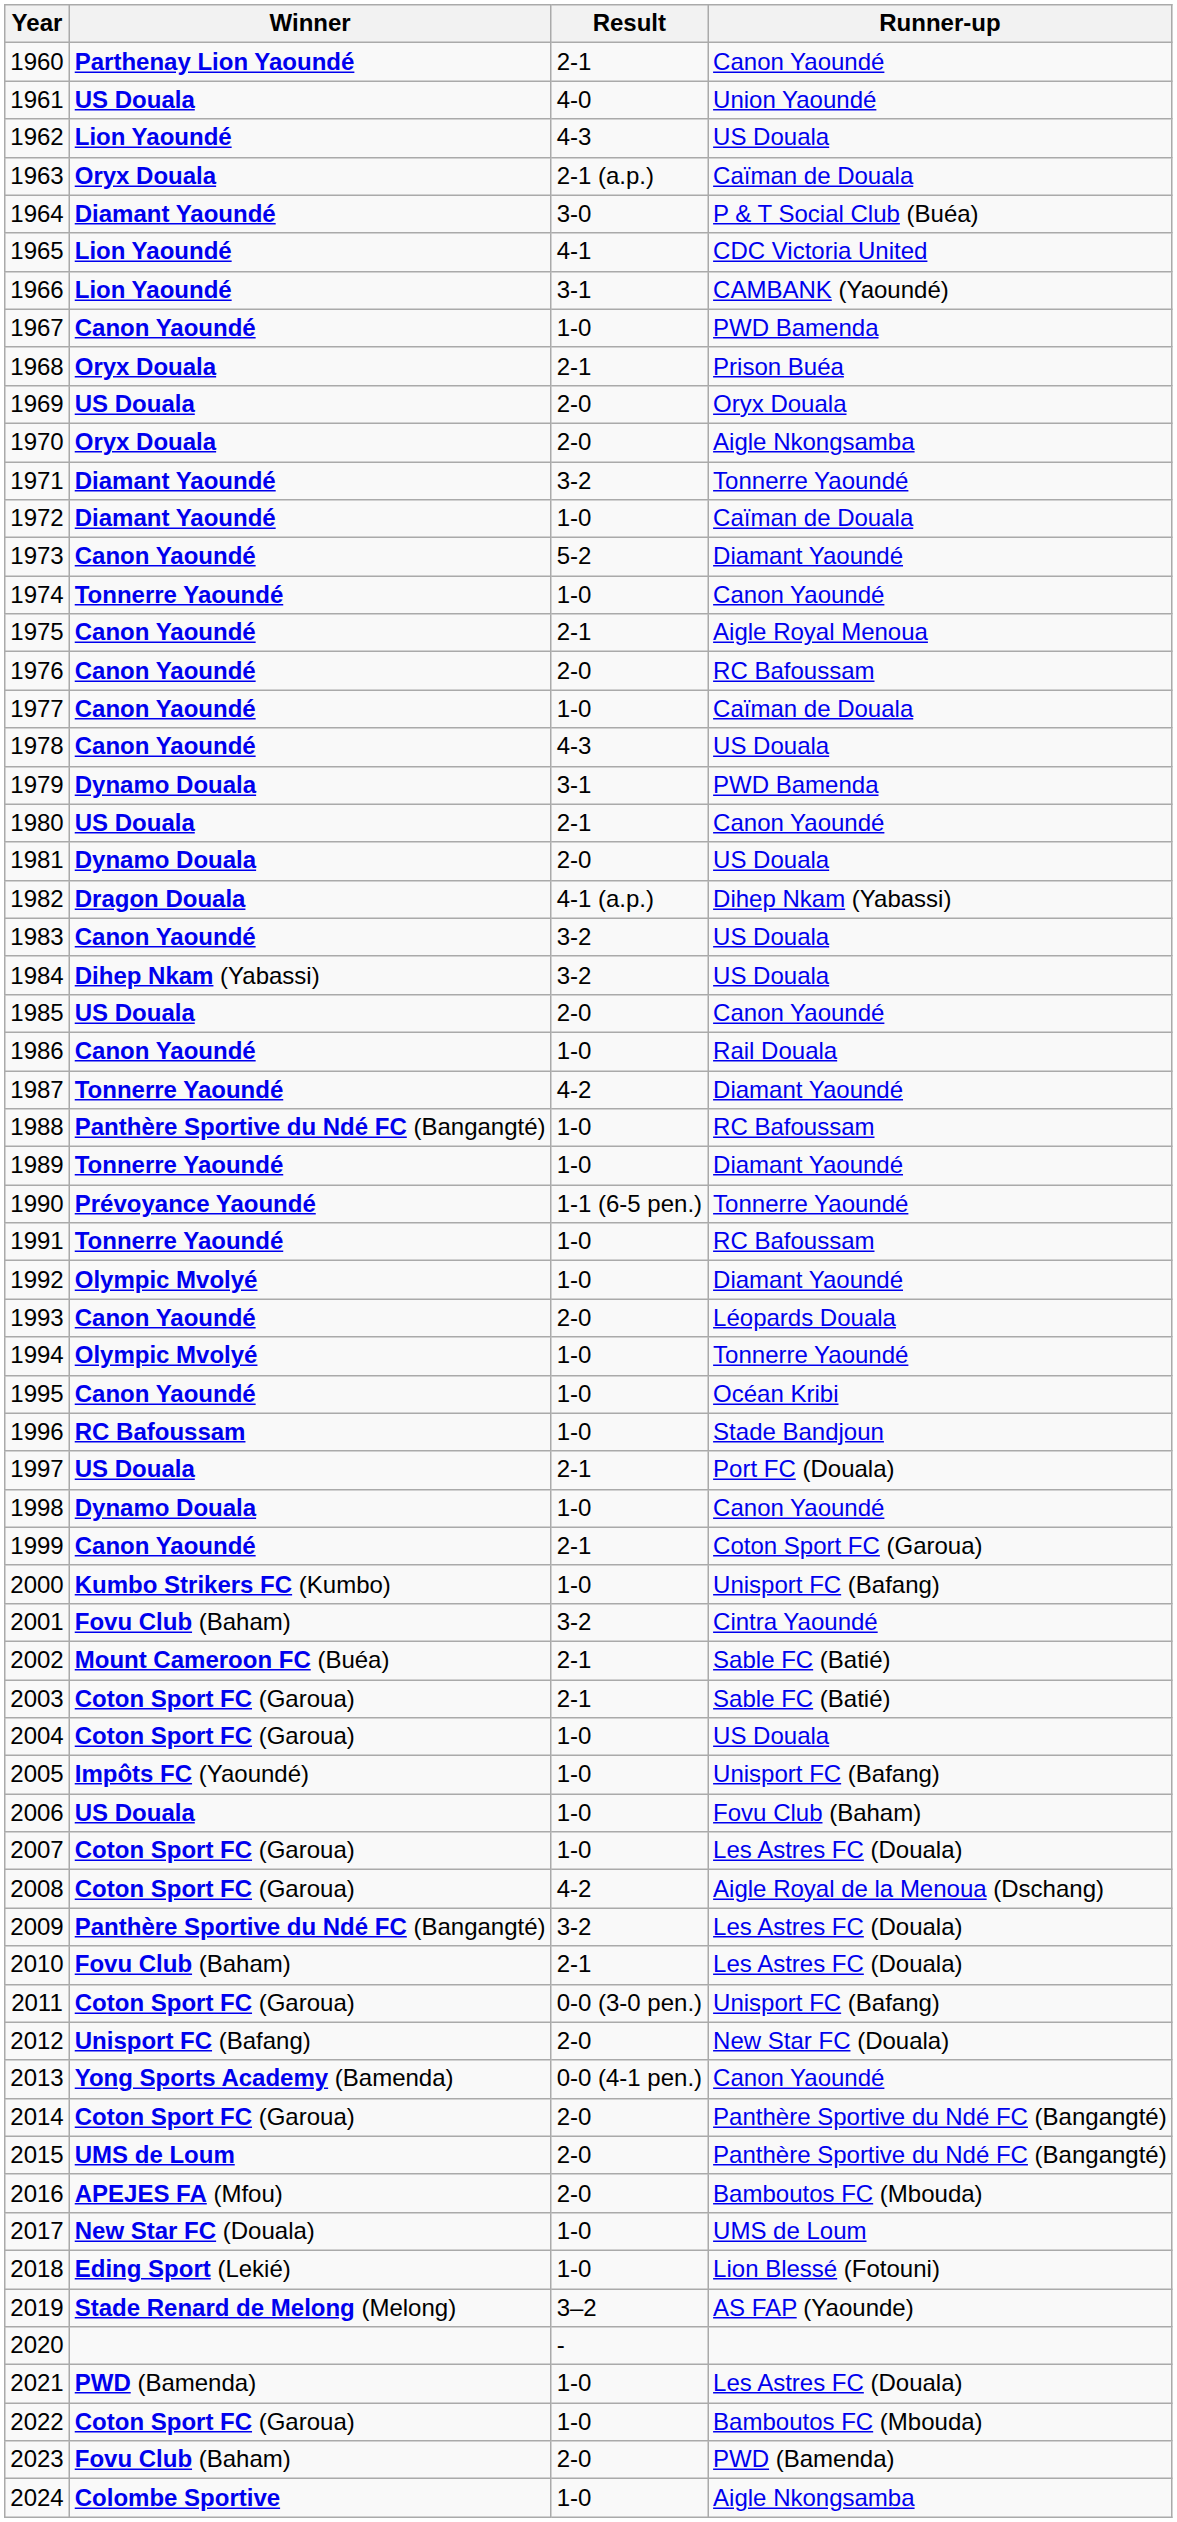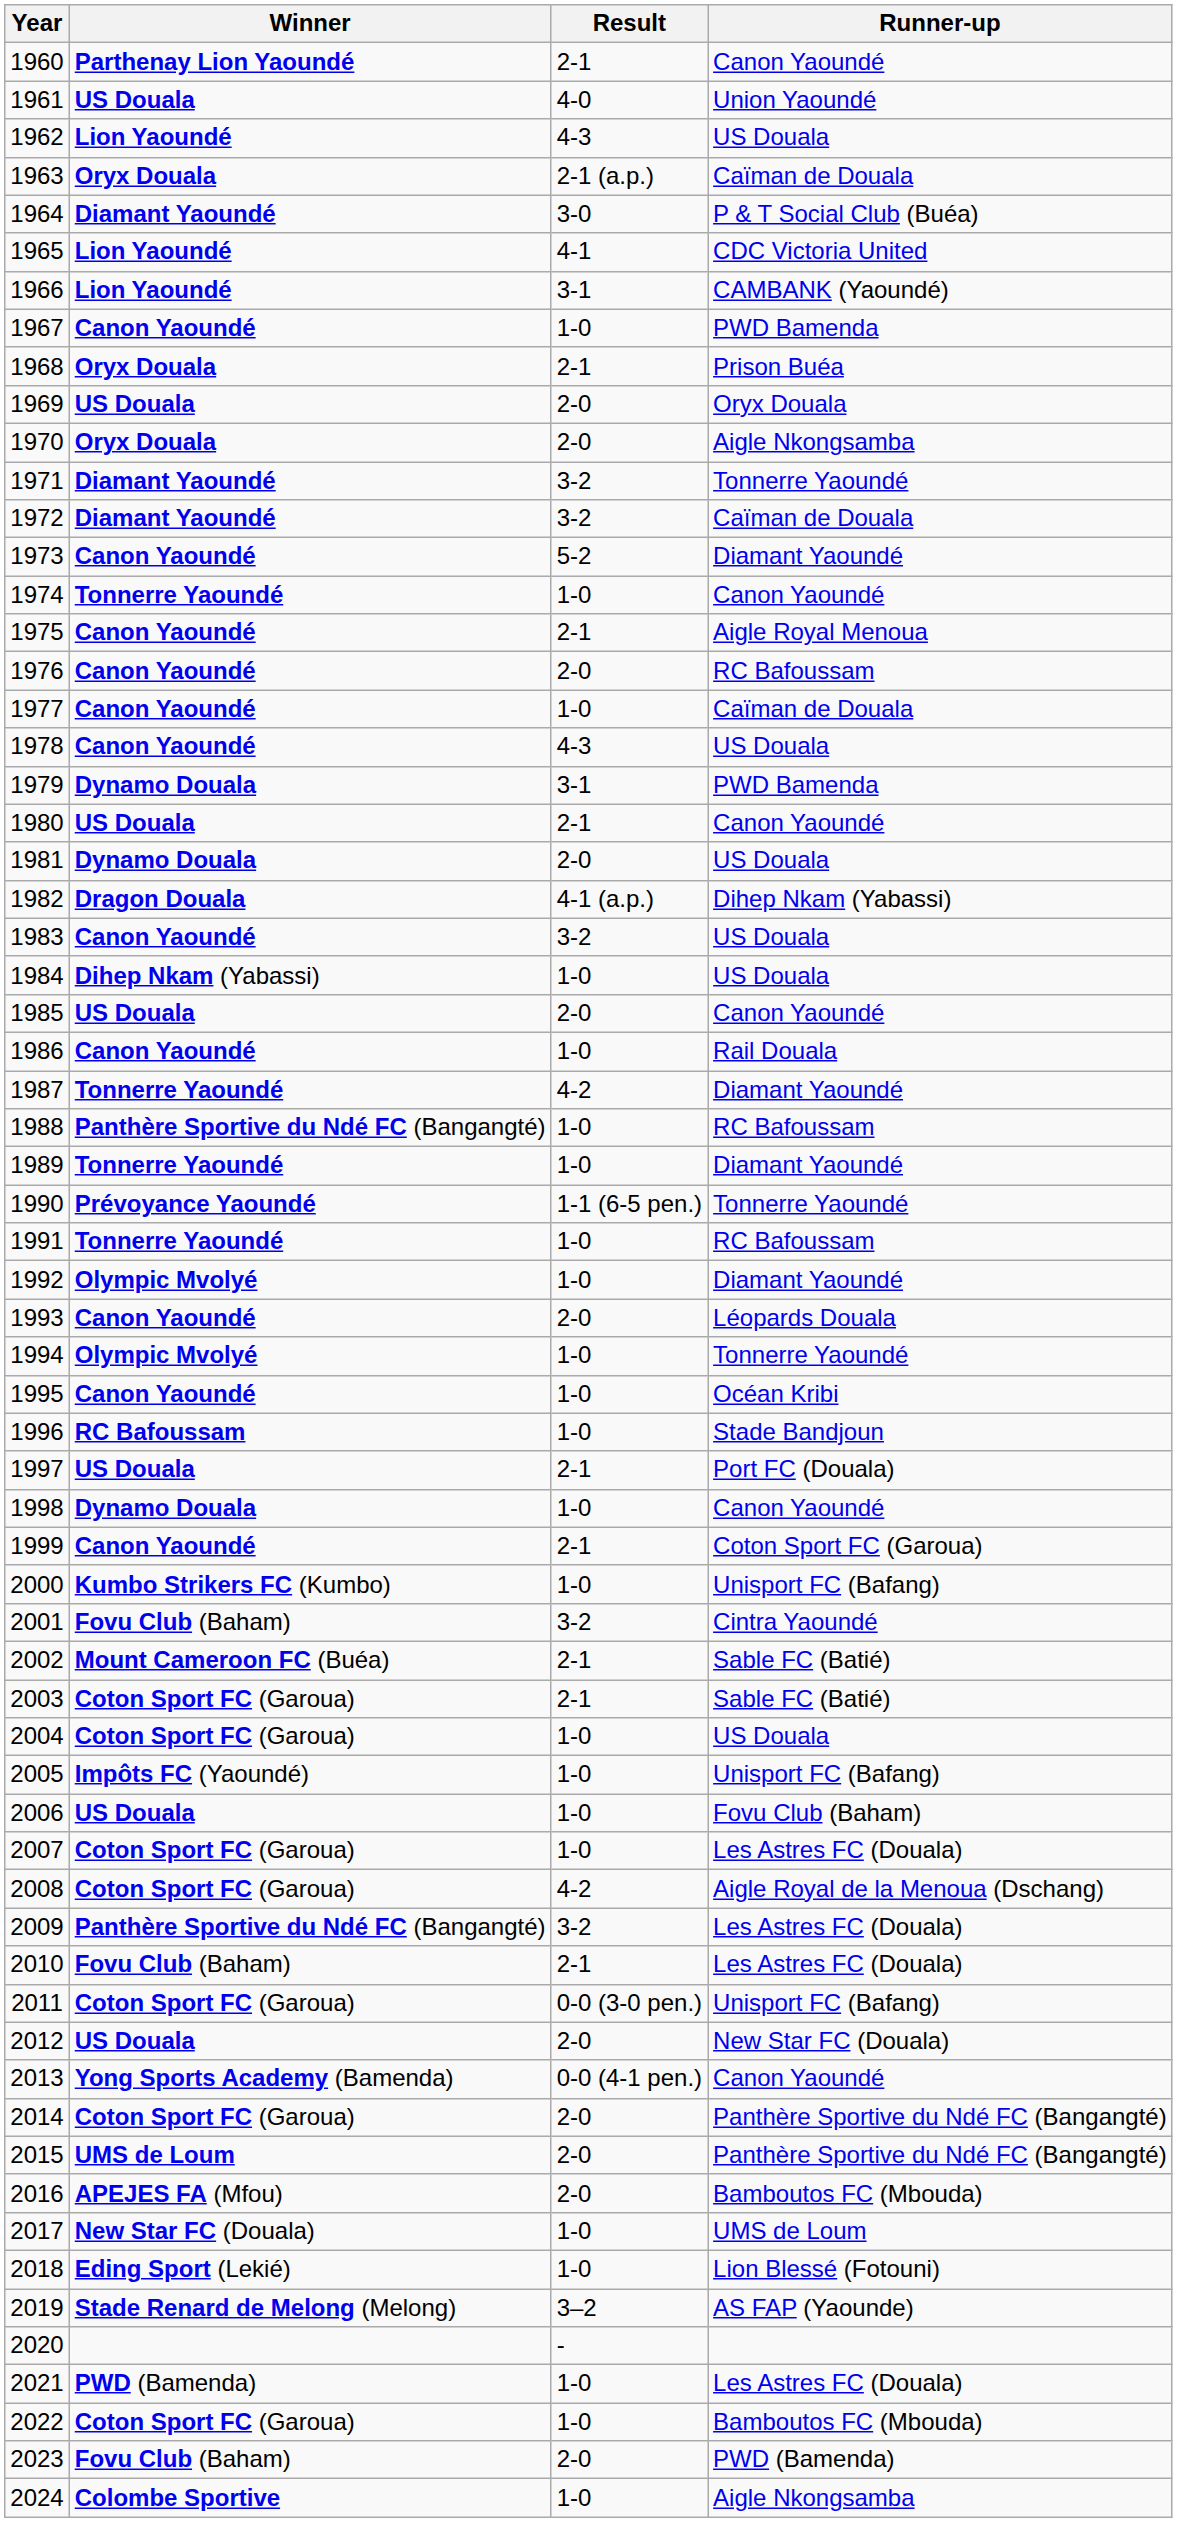(574, 518) 1-0 -> (574, 518) 3-2
(574, 975) 3-2 -> (574, 975) 1-0
(193, 2040) Unisport FC (Bafang) -> (135, 2040) US Douala
